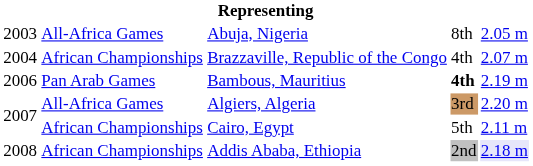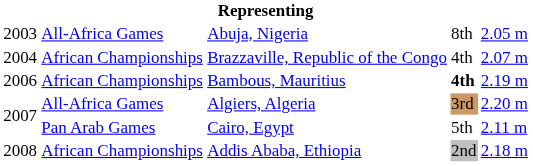(98, 80) Pan Arab Games -> (122, 80) African Championships
(122, 127) African Championships -> (98, 127) Pan Arab Games
(504, 150) lavender background -> (504, 150) no background
